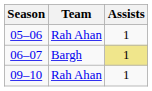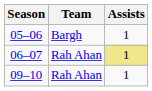(76, 34) Rah Ahan -> (66, 34) Bargh
(66, 55) Bargh -> (76, 55) Rah Ahan
